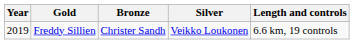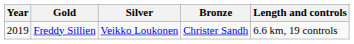columns swapped: (209, 13) <-> (133, 13)
